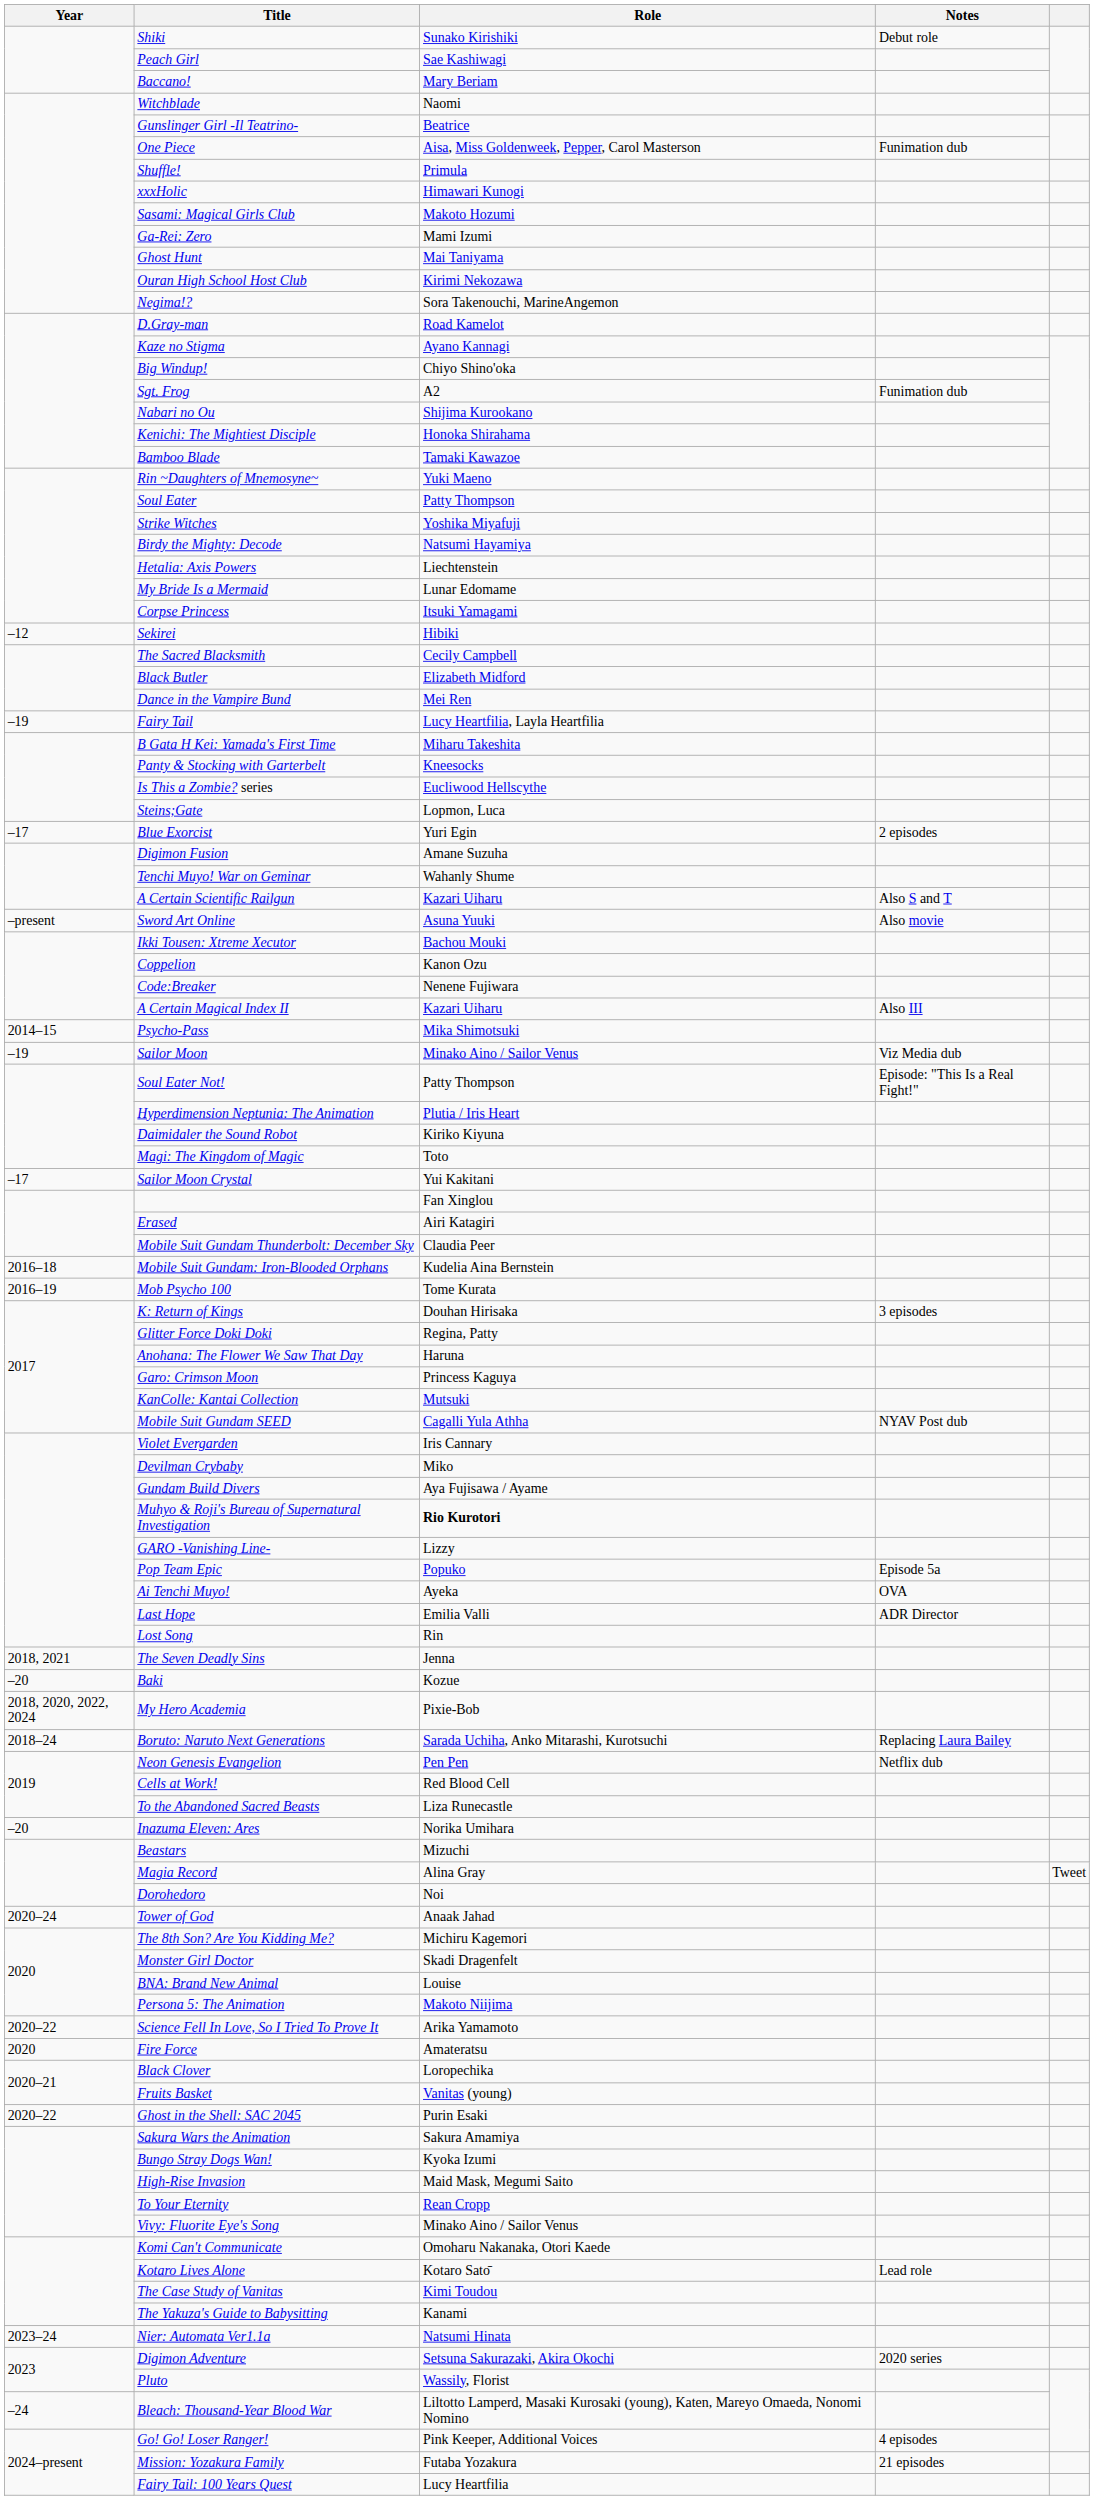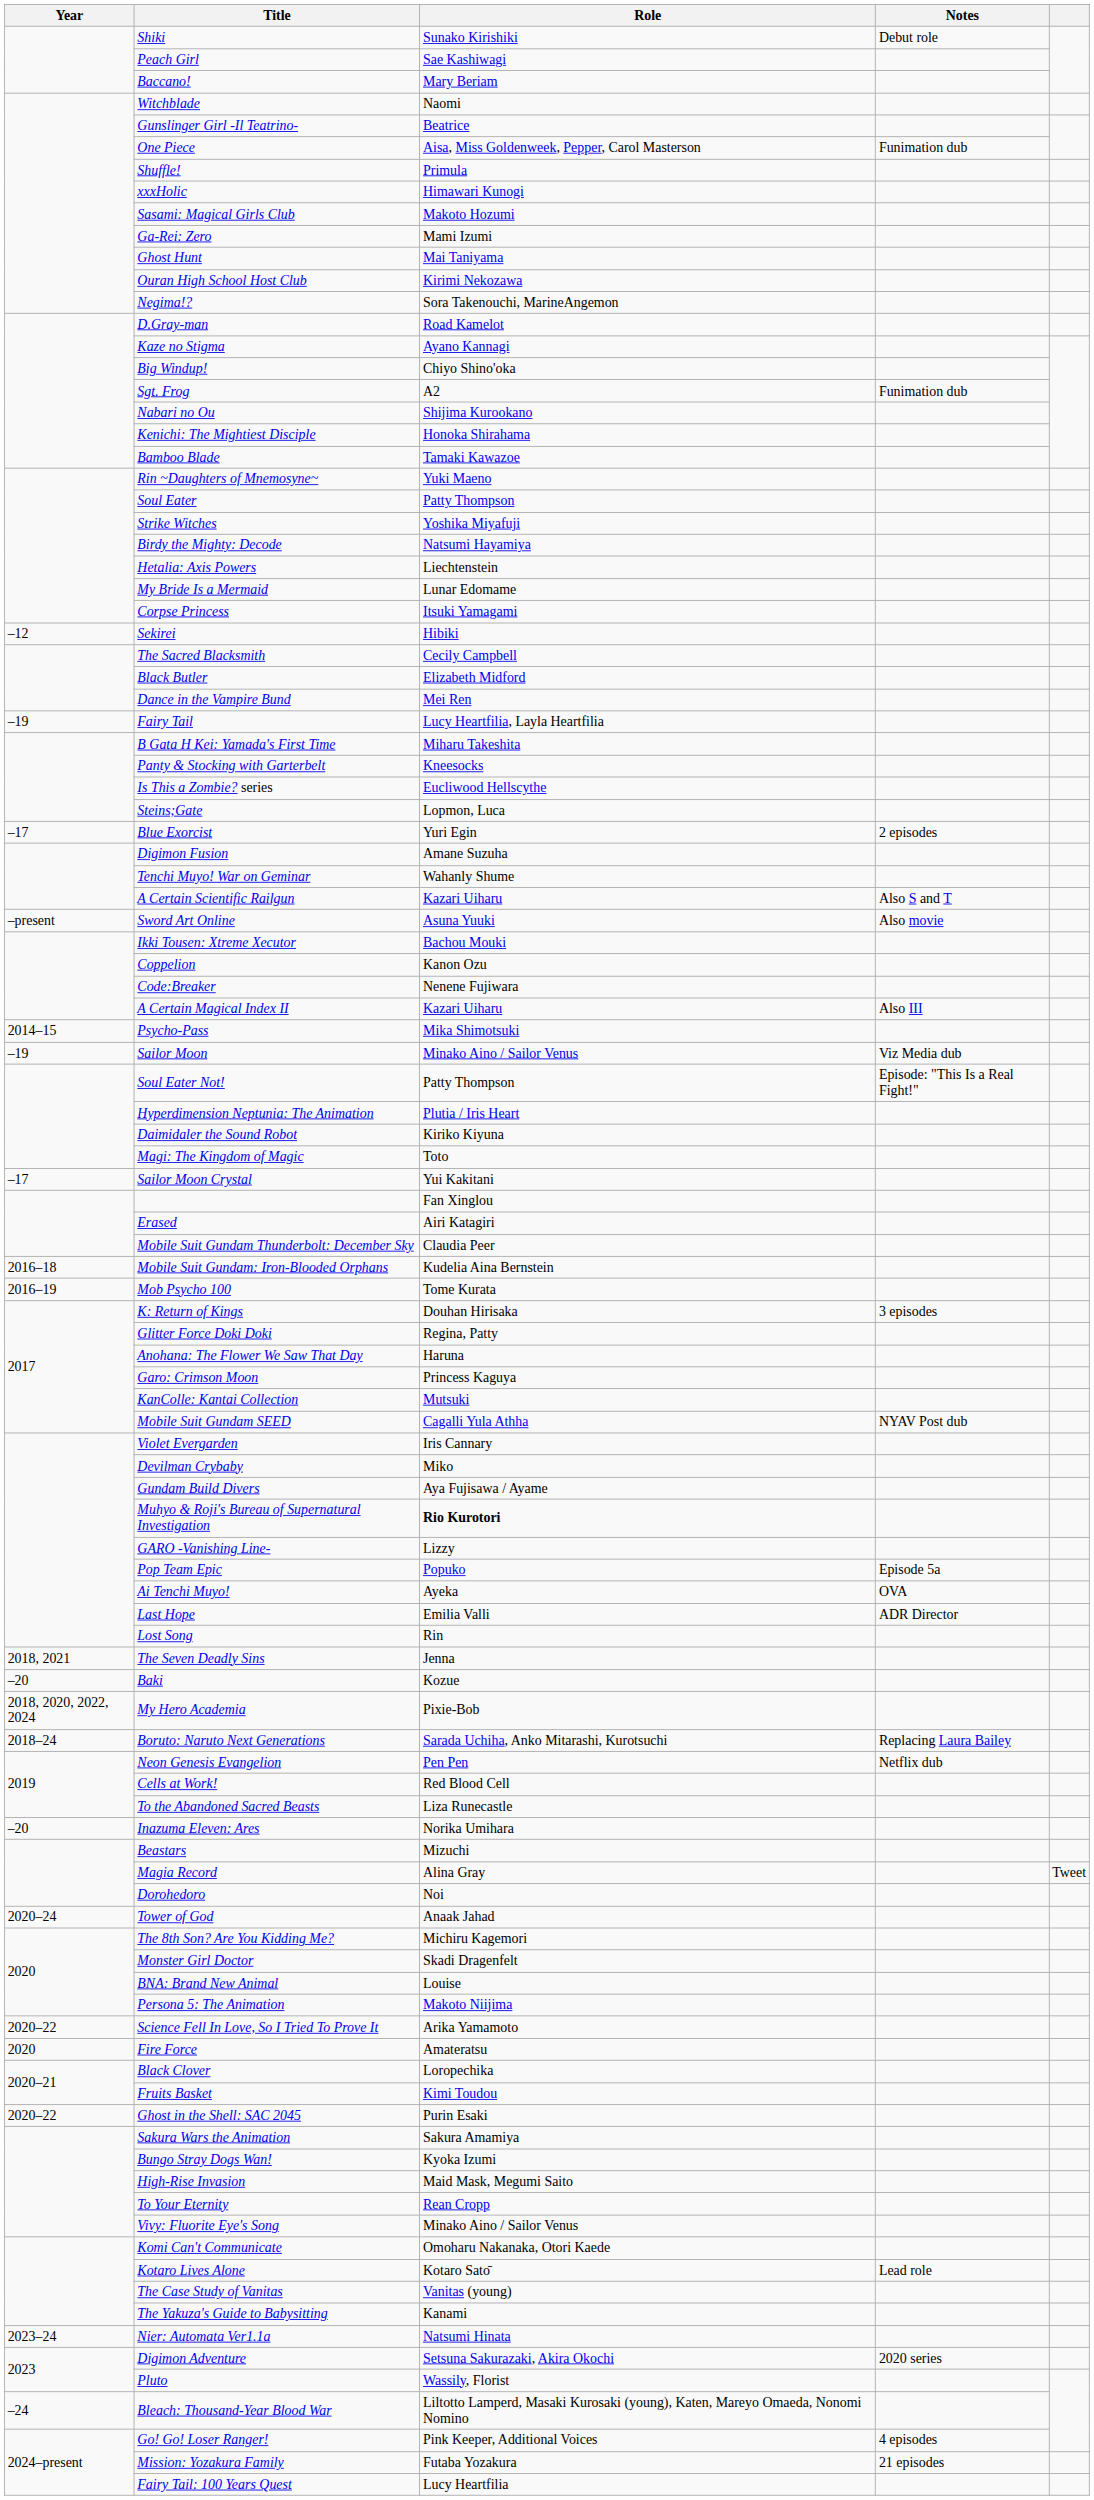(467, 2093) Vanitas (young) -> (460, 2093) Kimi Toudou
(460, 2292) Kimi Toudou -> (467, 2292) Vanitas (young)
